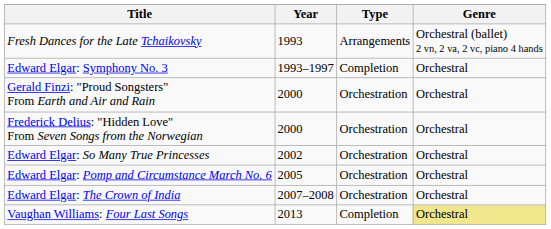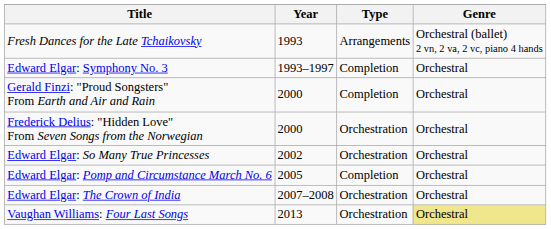(373, 94) Orchestration -> (369, 94) Completion
(373, 175) Orchestration -> (369, 175) Completion
(369, 214) Completion -> (373, 214) Orchestration
